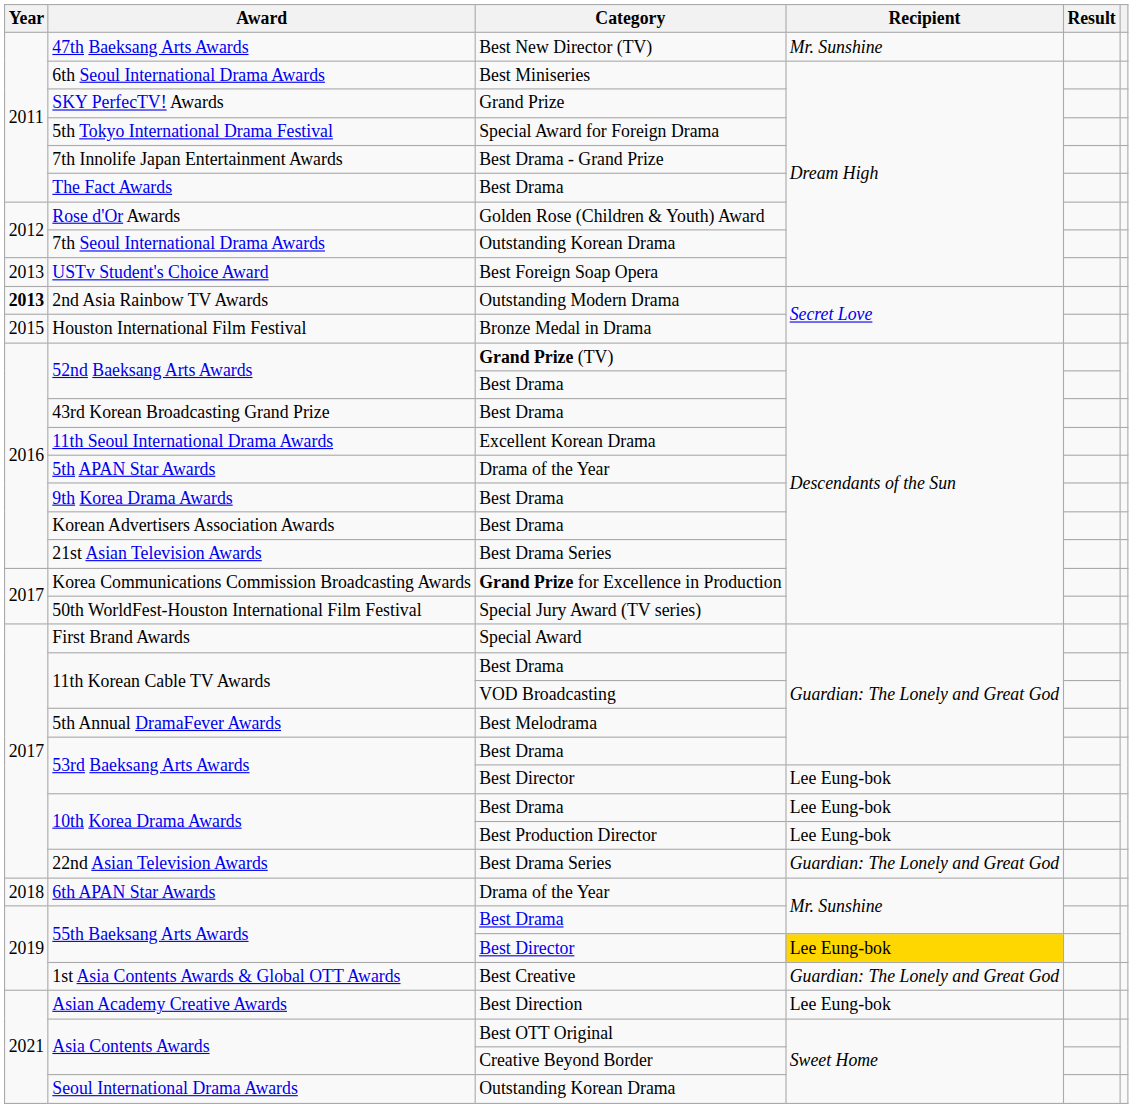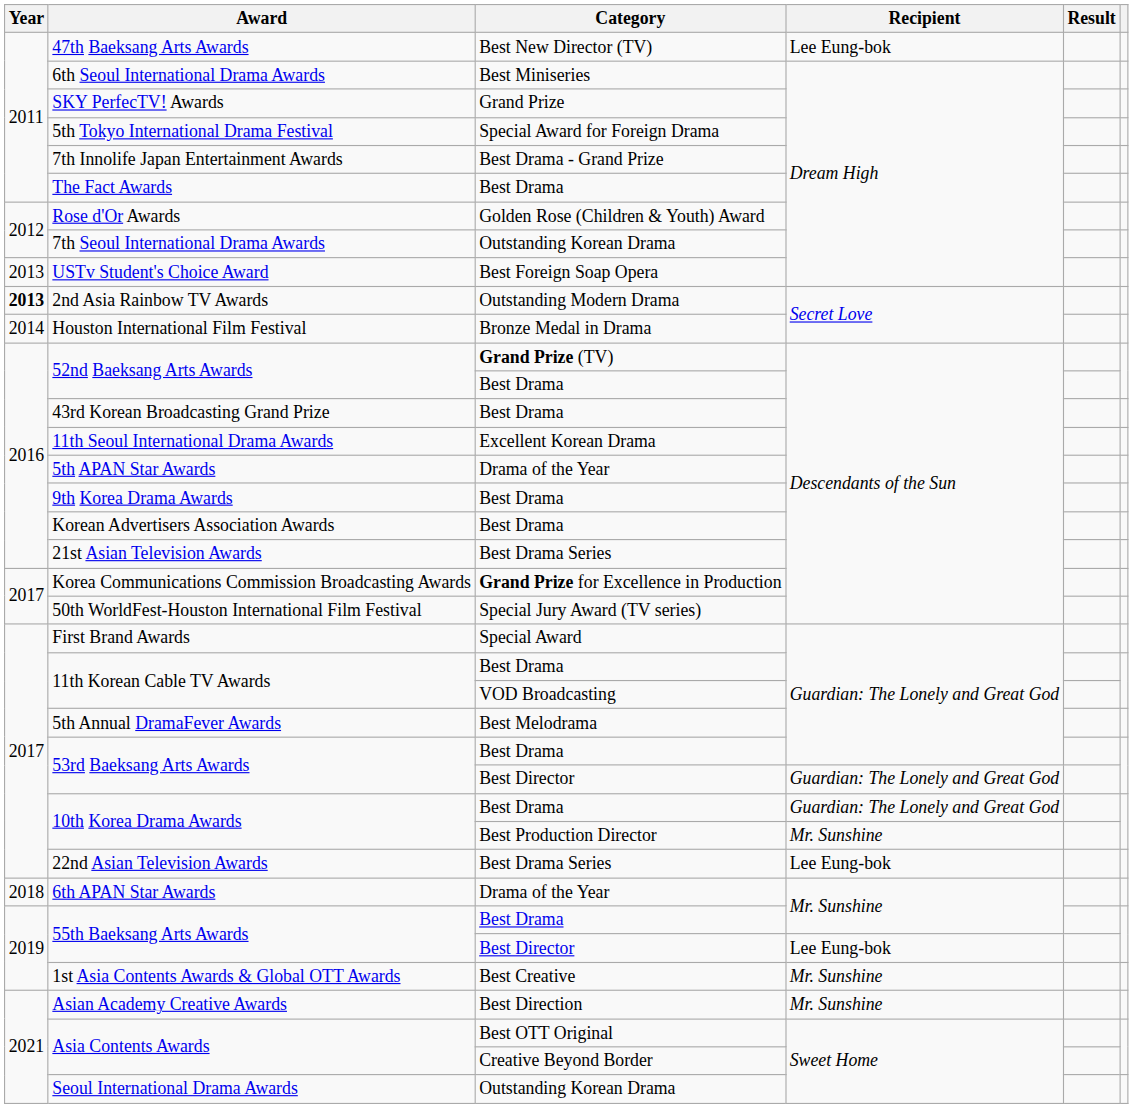(836, 46) Mr. Sunshine -> (840, 46) Lee Eung-bok
(26, 328) 2015 -> (26, 328) 2014
(840, 779) Lee Eung-bok -> (924, 779) Guardian: The Lonely and Great God
(840, 807) Lee Eung-bok -> (924, 807) Guardian: The Lonely and Great God
(840, 835) Lee Eung-bok -> (836, 835) Mr. Sunshine
(924, 863) Guardian: The Lonely and Great God -> (840, 863) Lee Eung-bok
(840, 948) gold background -> (840, 948) no background
(924, 976) Guardian: The Lonely and Great God -> (836, 976) Mr. Sunshine
(840, 1004) Lee Eung-bok -> (836, 1004) Mr. Sunshine
